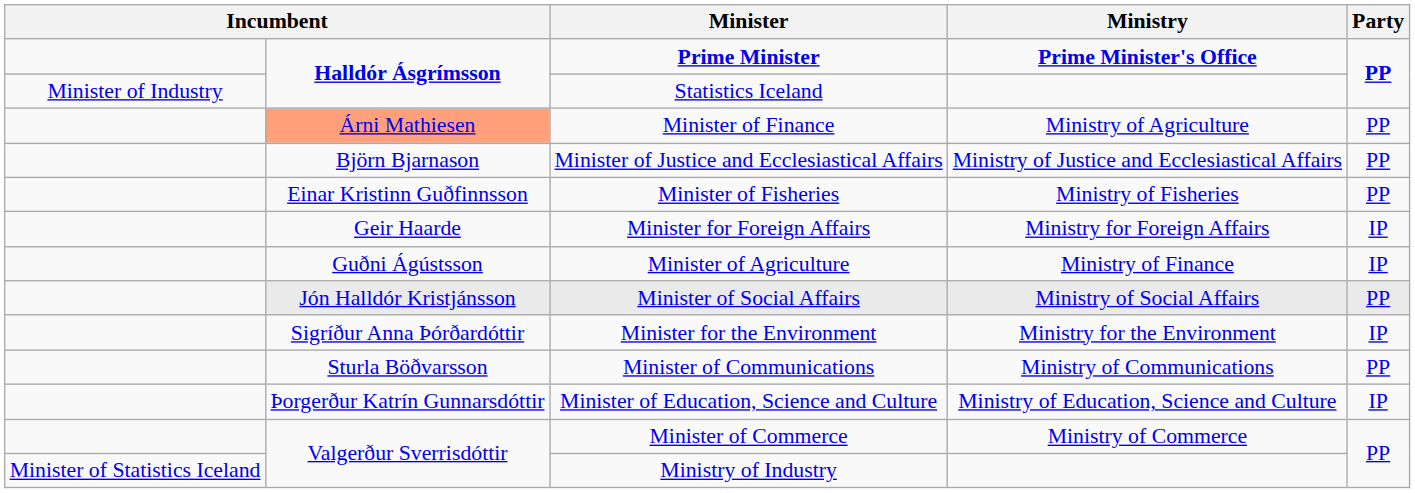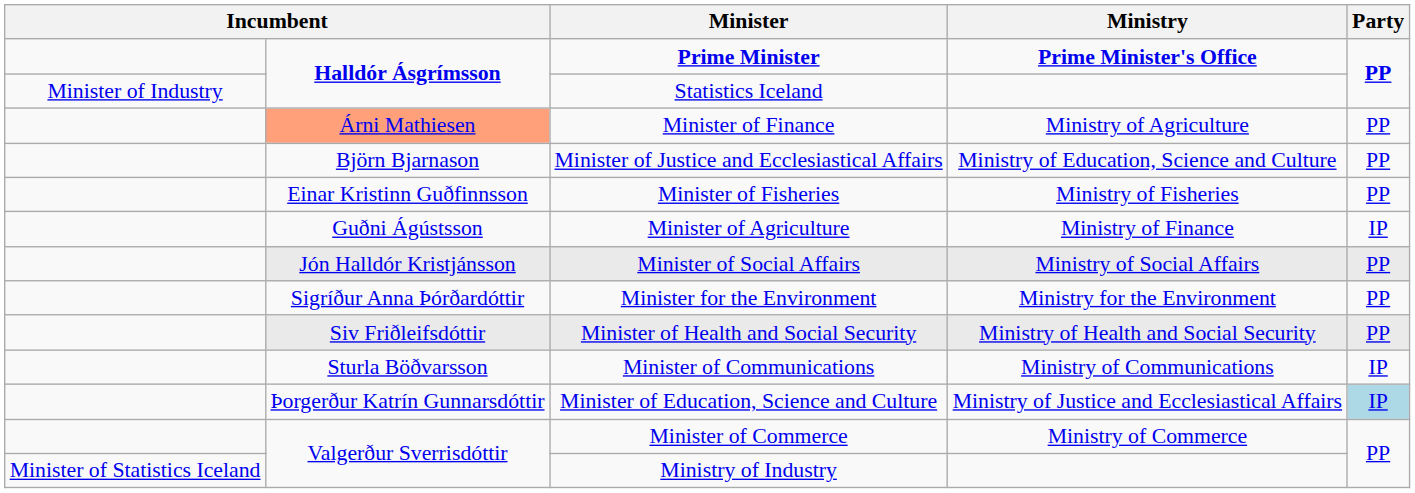(1147, 159) Ministry of Justice and Ecclesiastical Affairs -> (1147, 159) Ministry of Education, Science and Culture
- row: (749, 228)
(1378, 332) IP -> (1378, 297) PP
+ row: (749, 332)
(1378, 366) PP -> (1378, 366) IP
(1147, 401) Ministry of Education, Science and Culture -> (1147, 401) Ministry of Justice and Ecclesiastical Affairs
(1378, 401) no background -> (1378, 401) lightblue background
